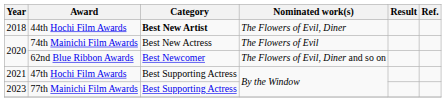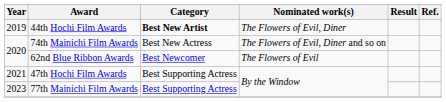(16, 27) 2018 -> (16, 27) 2019
(280, 43) The Flowers of Evil -> (314, 43) The Flowers of Evil, Diner and so on
(314, 58) The Flowers of Evil, Diner and so on -> (280, 58) The Flowers of Evil
